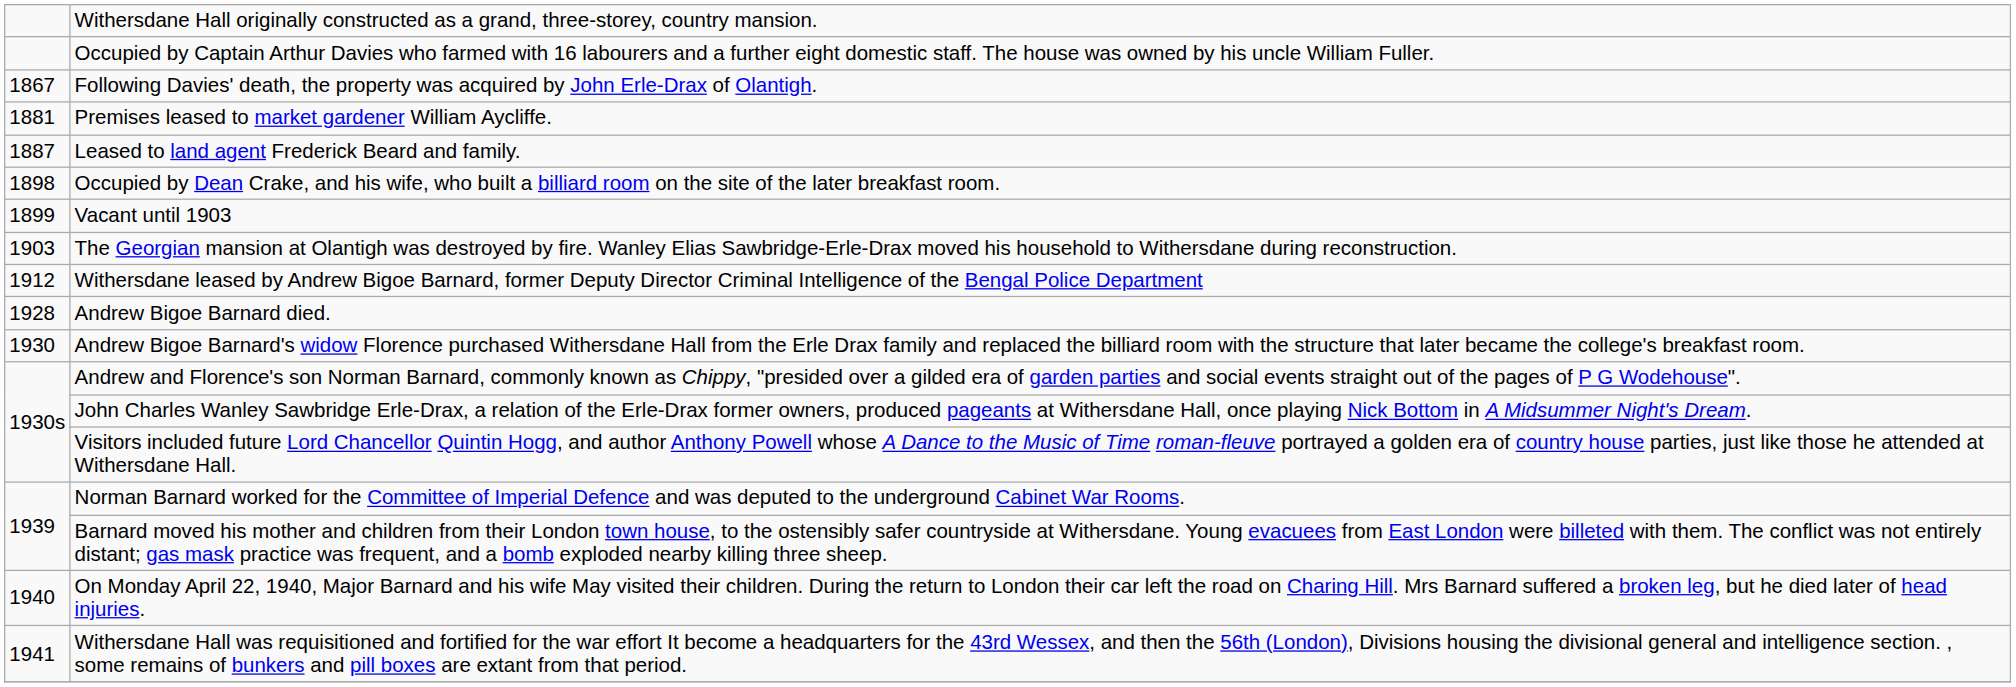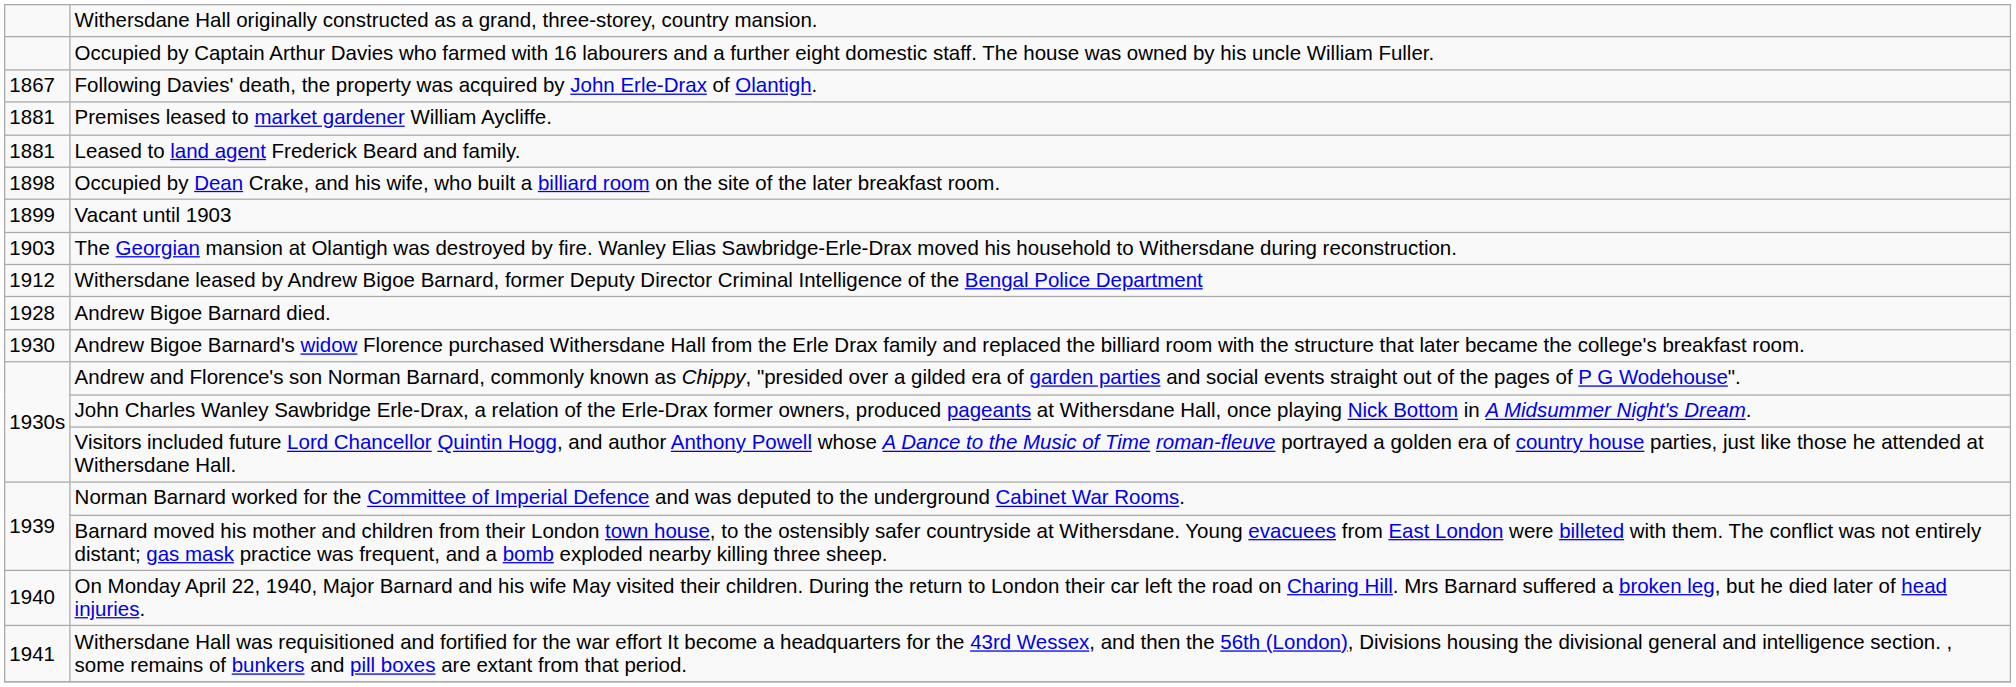(32, 150) 1887 -> (32, 150) 1881
